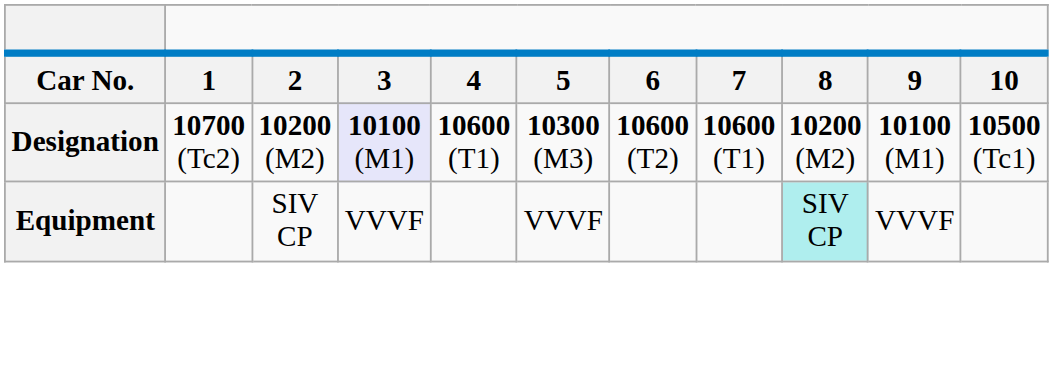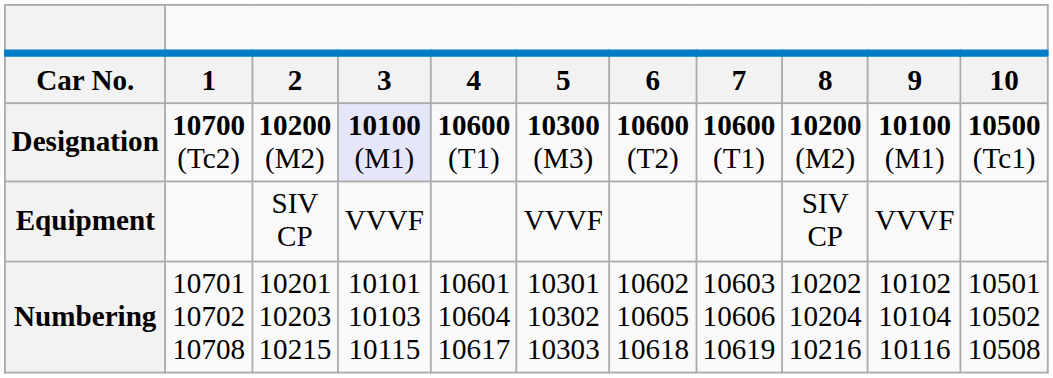(825, 220) paleturquoise background -> (825, 220) no background
+ row: (85, 316)
